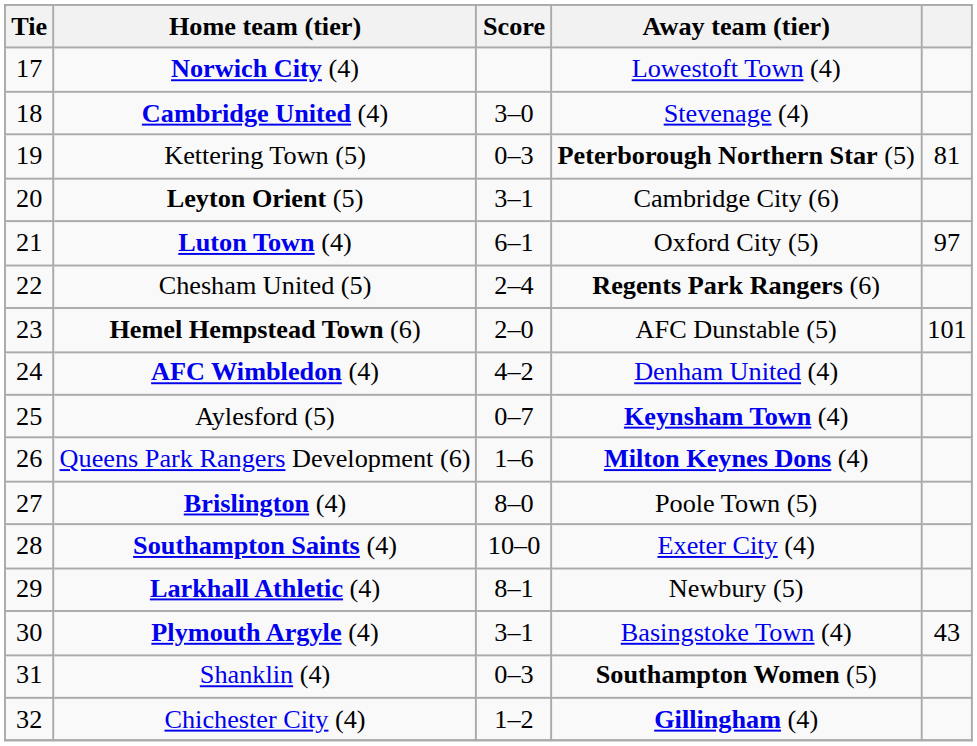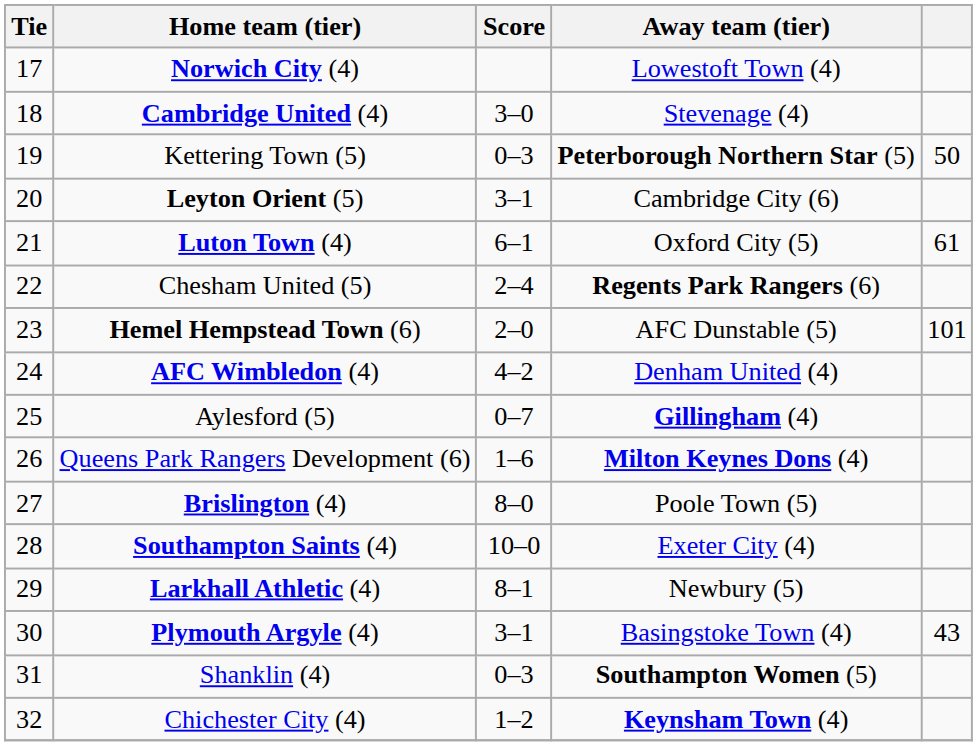(947, 155) 81 -> (947, 155) 50
(947, 242) 97 -> (947, 242) 61
(736, 415) Keynsham Town (4) -> (736, 415) Gillingham (4)
(736, 718) Gillingham (4) -> (736, 718) Keynsham Town (4)
